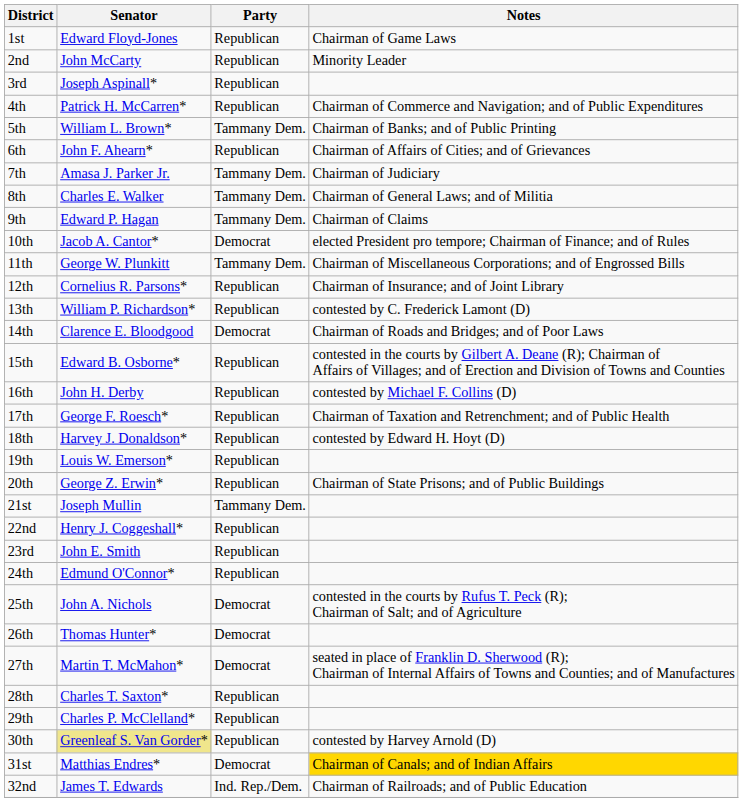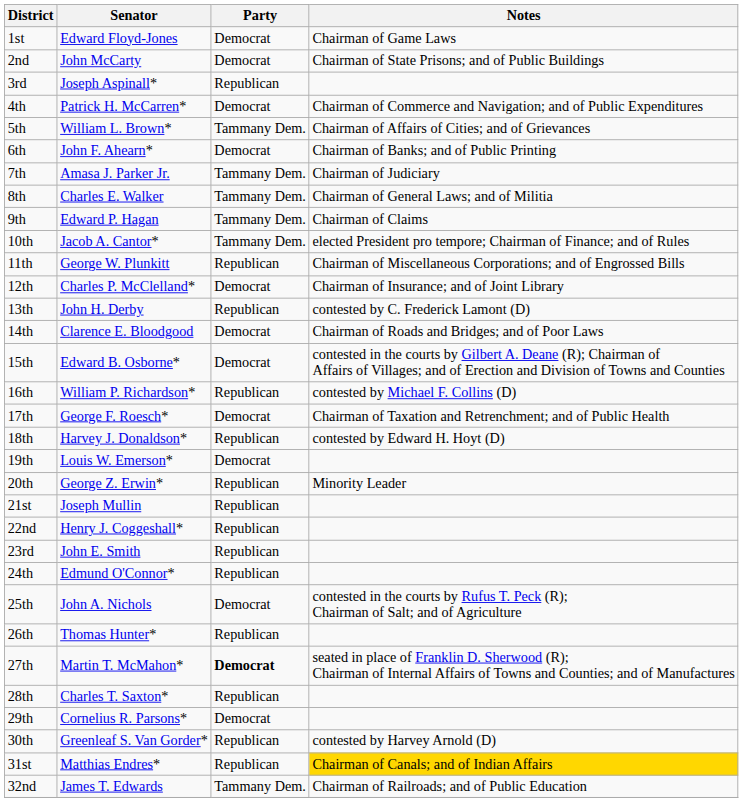(247, 38) Republican -> (242, 38) Democrat
(247, 60) Republican -> (242, 60) Democrat
(359, 60) Minority Leader -> (458, 60) Chairman of State Prisons; and of Public Buildings
(247, 106) Republican -> (242, 106) Democrat
(434, 128) Chairman of Banks; and of Public Printing -> (451, 128) Chairman of Affairs of Cities; and of Grievances
(247, 151) Republican -> (242, 151) Democrat
(451, 151) Chairman of Affairs of Cities; and of Grievances -> (434, 151) Chairman of Banks; and of Public Printing
(242, 241) Democrat -> (260, 241) Tammany Dem.
(260, 264) Tammany Dem. -> (247, 264) Republican
(124, 286) Cornelius R. Parsons* -> (128, 286) Charles P. McClelland*
(247, 286) Republican -> (242, 286) Democrat
(128, 309) William P. Richardson* -> (102, 309) John H. Derby
(247, 362) Republican -> (242, 362) Democrat
(102, 393) John H. Derby -> (128, 393) William P. Richardson*
(247, 415) Republican -> (242, 415) Democrat
(247, 460) Republican -> (242, 460) Democrat
(458, 483) Chairman of State Prisons; and of Public Buildings -> (359, 483) Minority Leader
(260, 506) Tammany Dem. -> (247, 506) Republican
(242, 635) Democrat -> (247, 635) Republican
(242, 665) normal -> (244, 665) bold
(128, 718) Charles P. McClelland* -> (124, 718) Cornelius R. Parsons*
(247, 718) Republican -> (242, 718) Democrat
(134, 741) khaki background -> (134, 741) no background
(242, 763) Democrat -> (247, 763) Republican
(258, 786) Ind. Rep./Dem. -> (260, 786) Tammany Dem.
